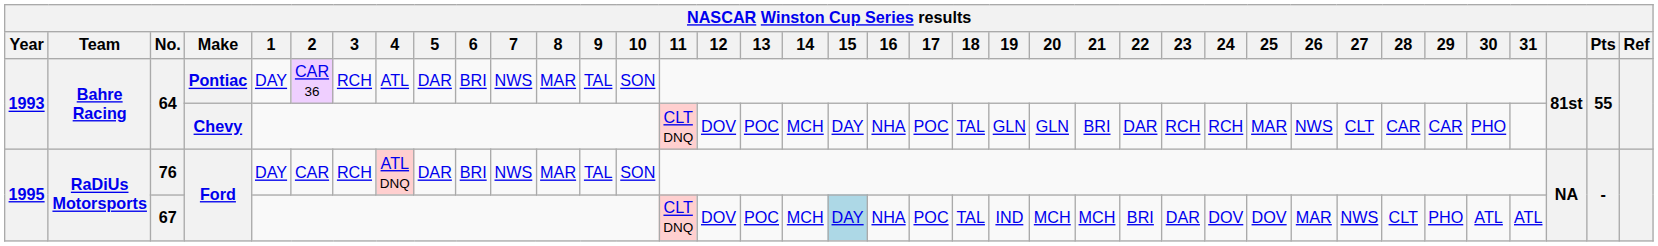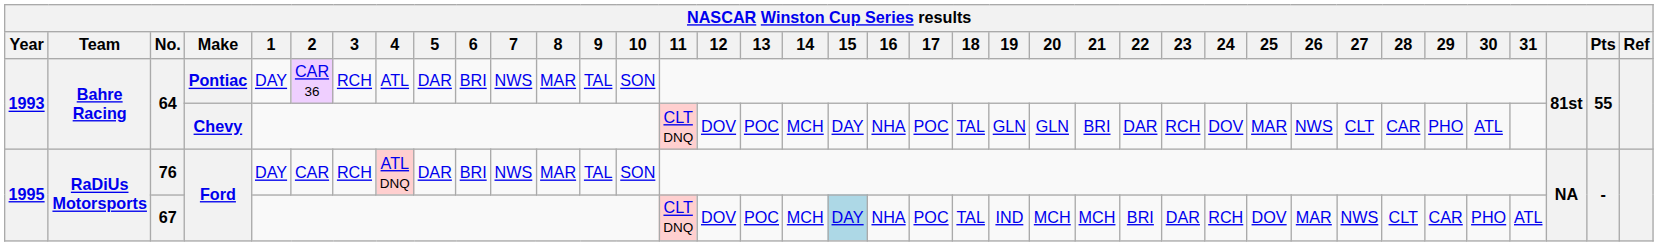(1226, 126) RCH -> (1226, 126) DOV
(1446, 126) CAR -> (1446, 126) PHO
(1489, 126) PHO -> (1489, 126) ATL
(1226, 218) DOV -> (1226, 218) RCH
(1446, 218) PHO -> (1446, 218) CAR
(1489, 218) ATL -> (1489, 218) PHO
